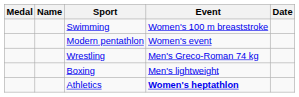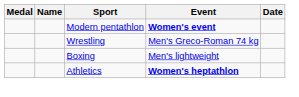- row: (88, 27)
(180, 41) normal -> (182, 27) bold
